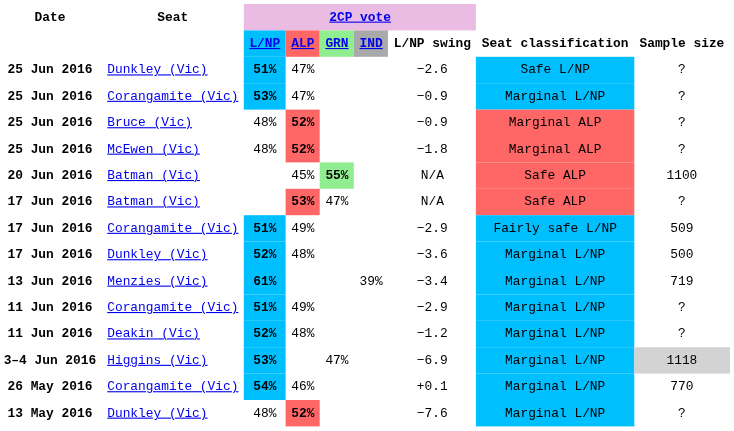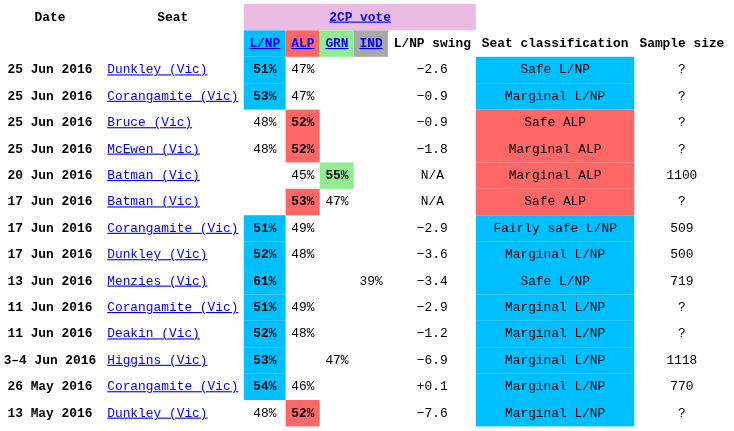(555, 123) Marginal ALP -> (555, 123) Safe ALP
(555, 176) Safe ALP -> (555, 176) Marginal ALP
(555, 281) Marginal L/NP -> (555, 281) Safe L/NP
(682, 360) lightgrey background -> (682, 360) no background
